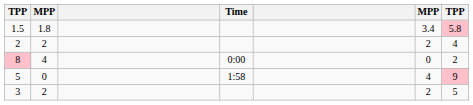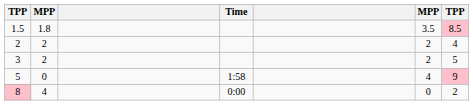(428, 28) 3.4 -> (428, 28) 3.5
(455, 28) 5.8 -> (455, 28) 8.5
rows swapped: (18, 60) <-> (18, 92)
